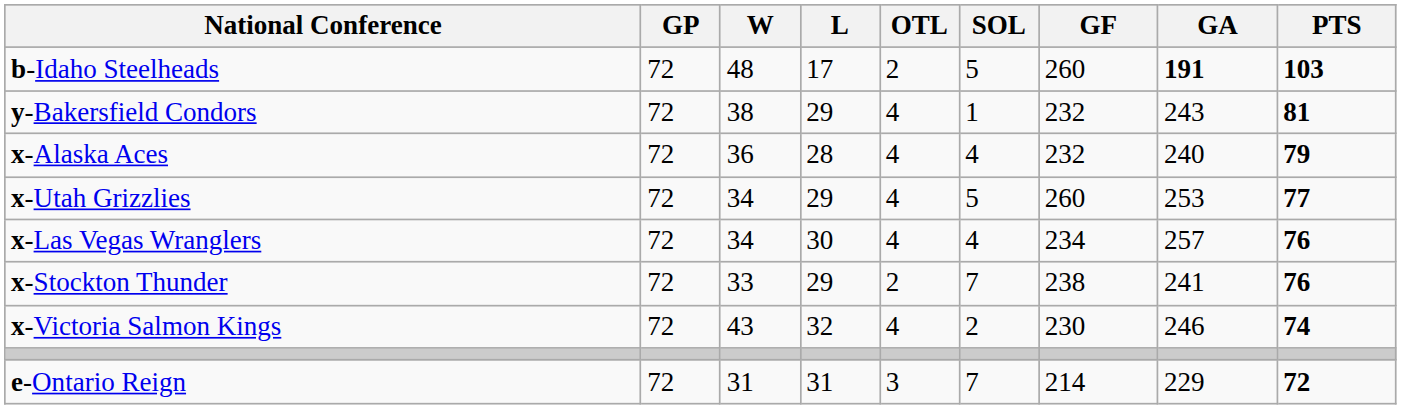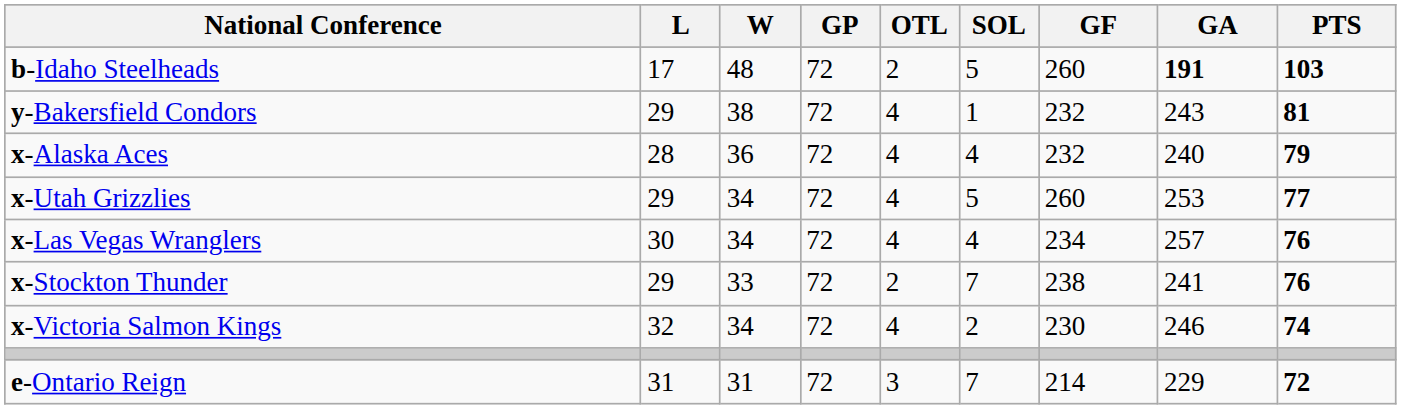columns swapped: (681, 25) <-> (840, 25)
(740, 326) 43 -> (740, 326) 34
